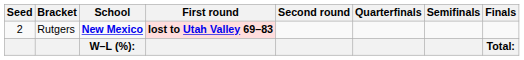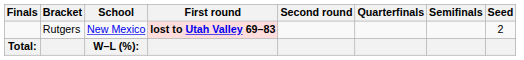columns swapped: (20, 13) <-> (501, 13)
(112, 30) bold -> (116, 30) normal
